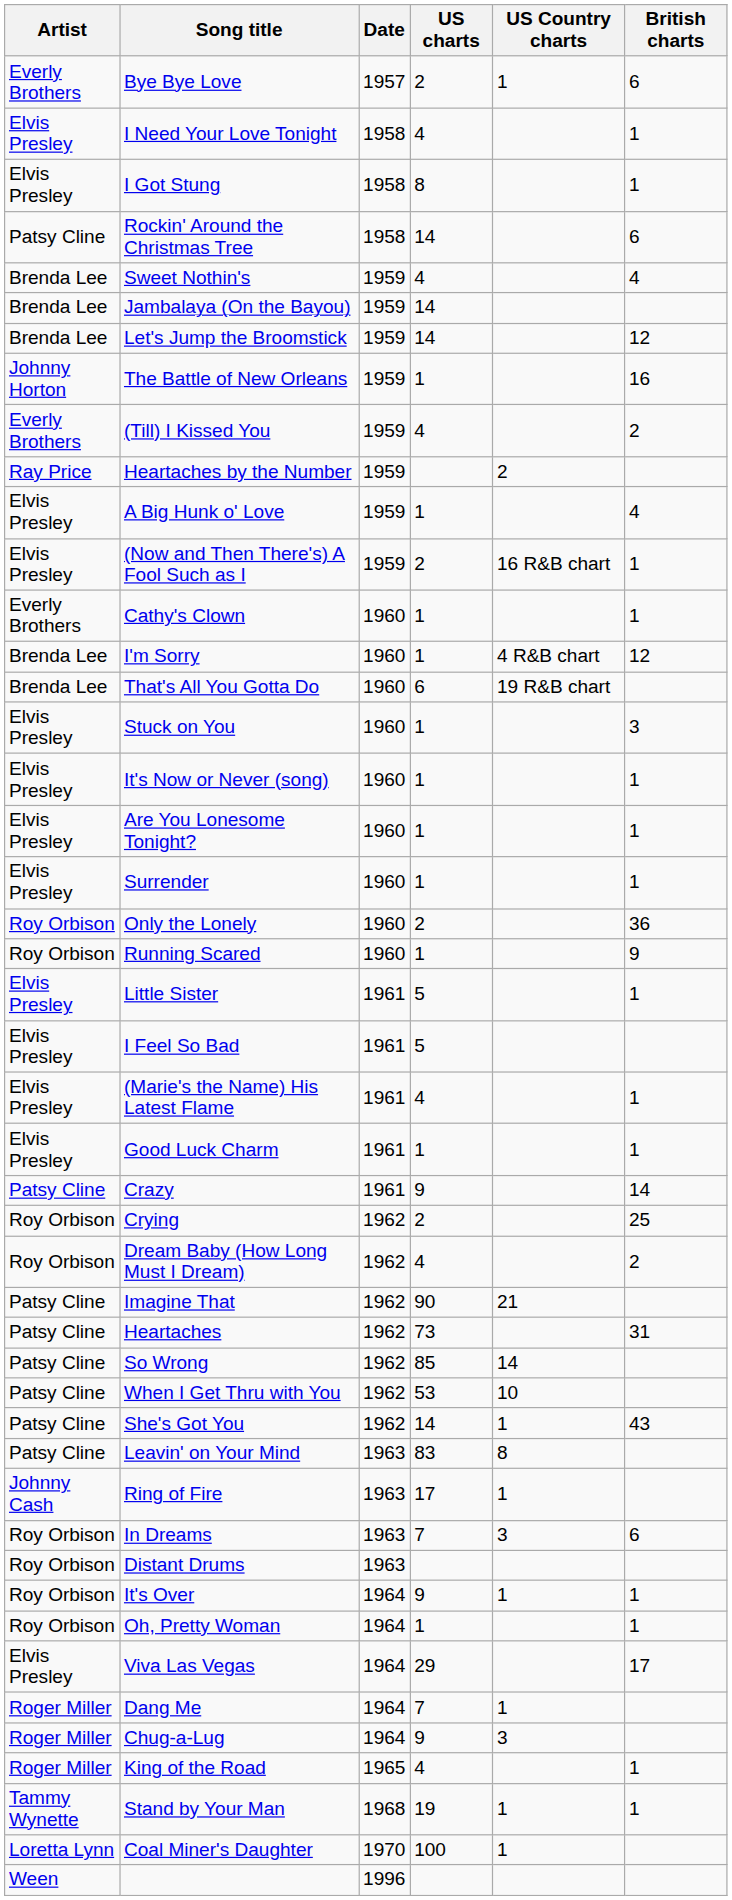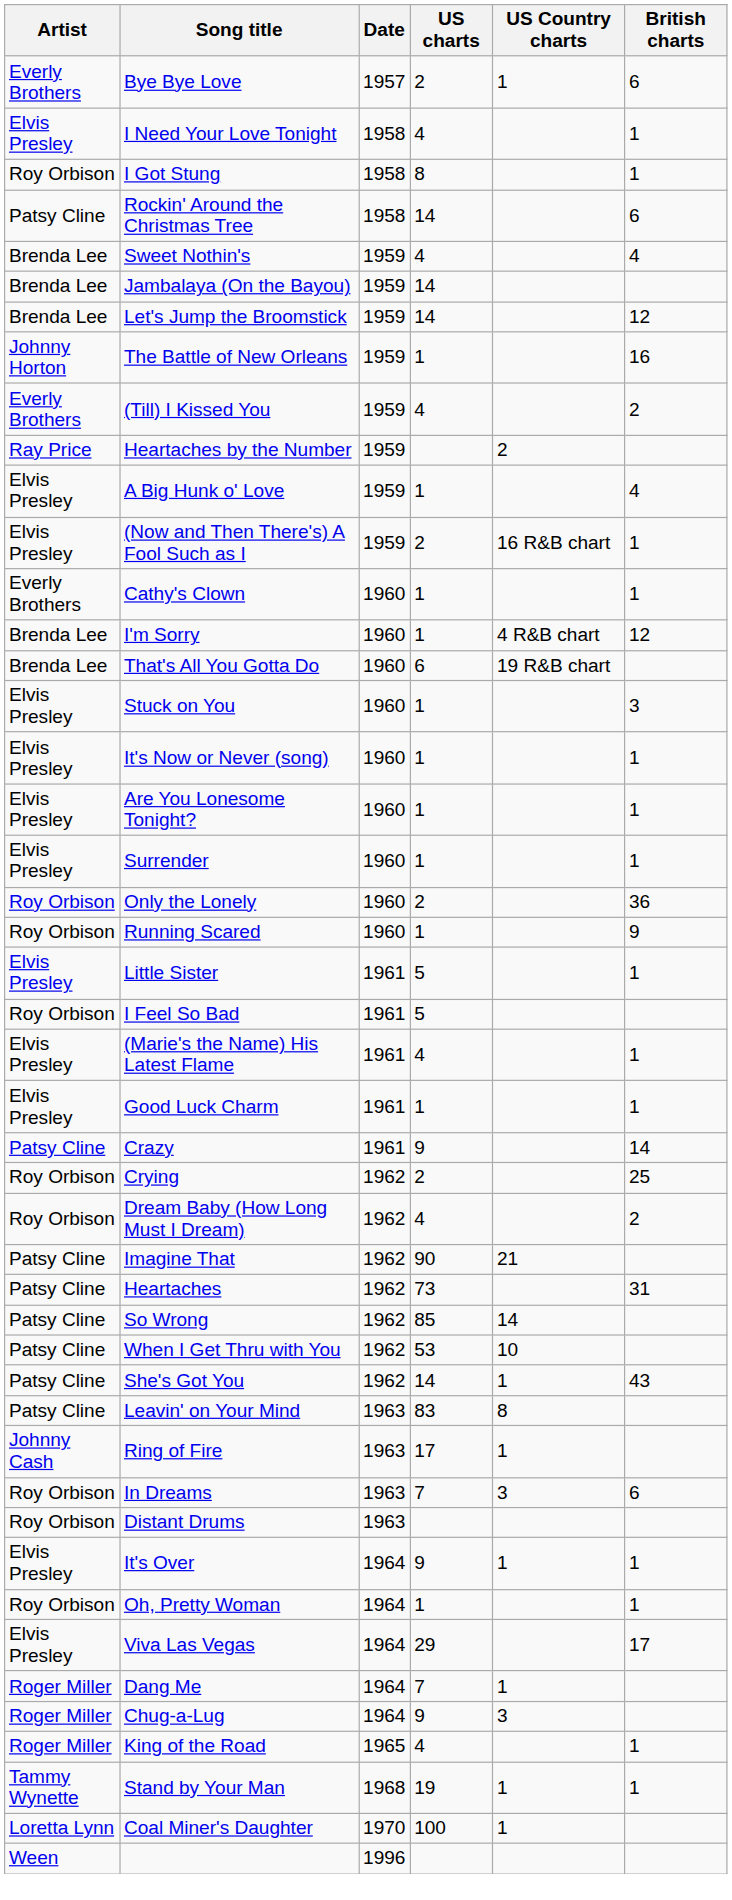(41, 185) Elvis Presley -> (62, 174) Roy Orbison
(41, 1046) Elvis Presley -> (62, 1013) Roy Orbison
(62, 1595) Roy Orbison -> (41, 1563) Elvis Presley
